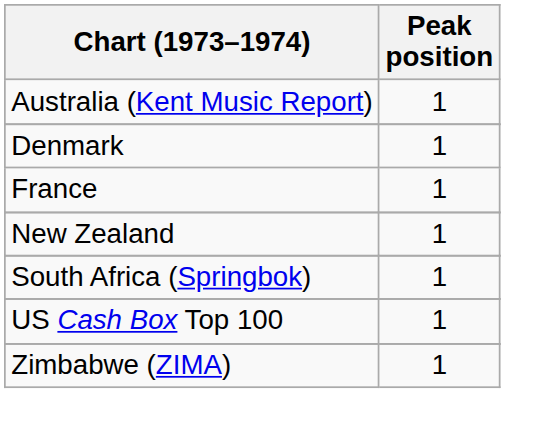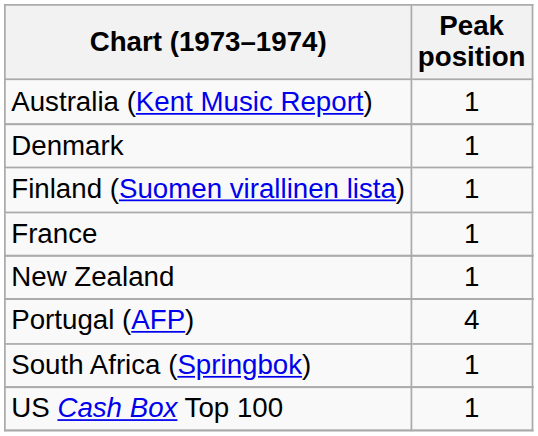+ row: (208, 189)
+ row: (103, 320)
- row: (121, 364)
